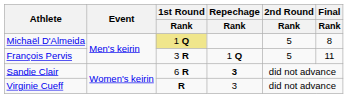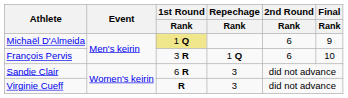(289, 41) 5 -> (289, 41) 6
(329, 41) 8 -> (329, 41) 9
(289, 56) 5 -> (289, 56) 6
(329, 56) 11 -> (329, 56) 10
(234, 71) bold -> (234, 71) normal
